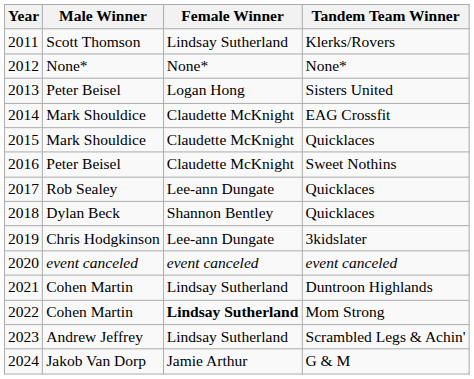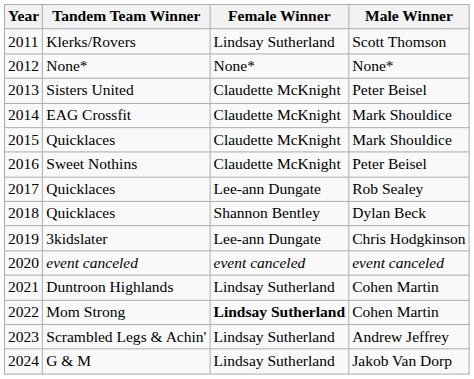columns swapped: (103, 16) <-> (386, 16)
(206, 90) Logan Hong -> (277, 90) Claudette McKnight
(207, 361) Jamie Arthur -> (274, 361) Lindsay Sutherland
